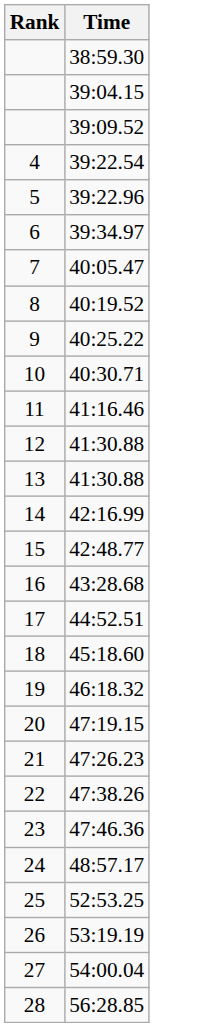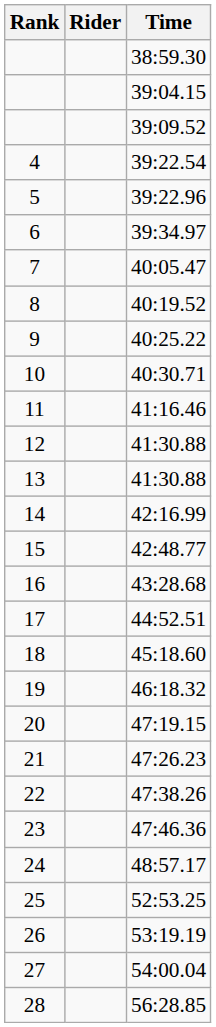+ column: (95, 22)
